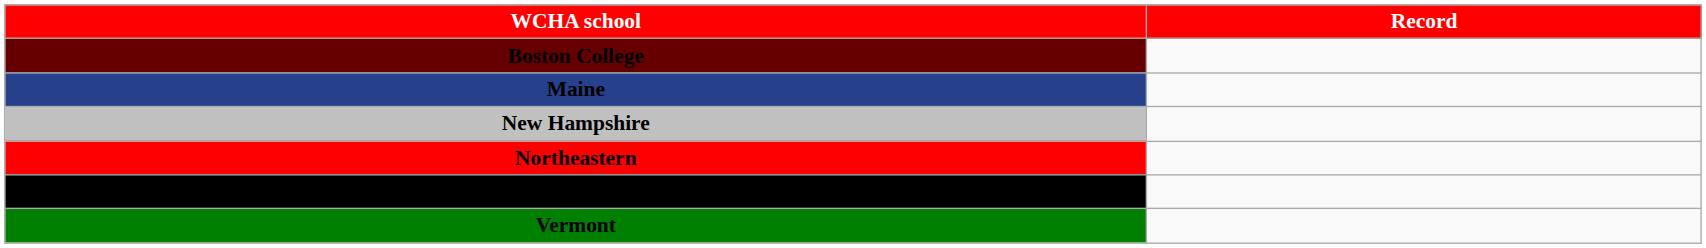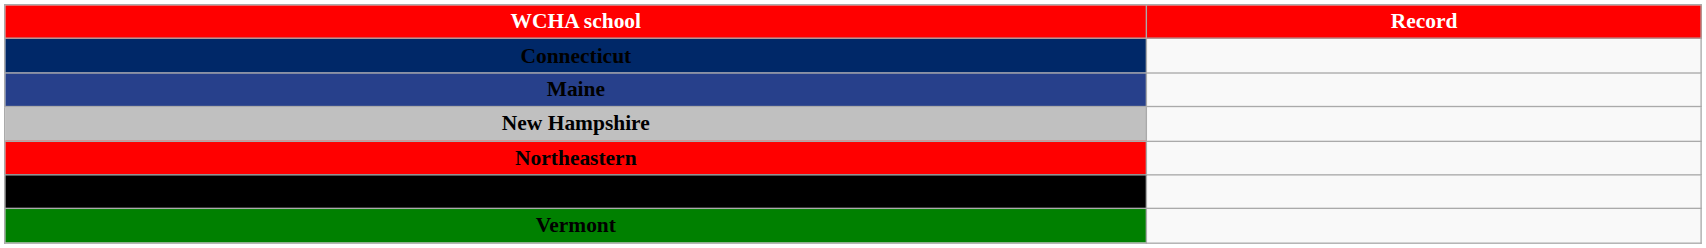- row: (576, 55)
+ row: (576, 55)
